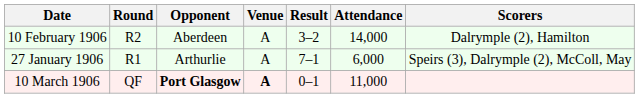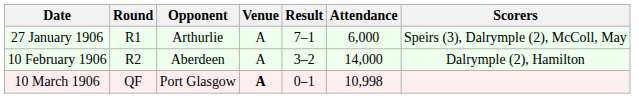rows swapped: (57, 59) <-> (57, 37)
(200, 81) bold -> (198, 81) normal
(368, 81) 11,000 -> (364, 81) 10,998
